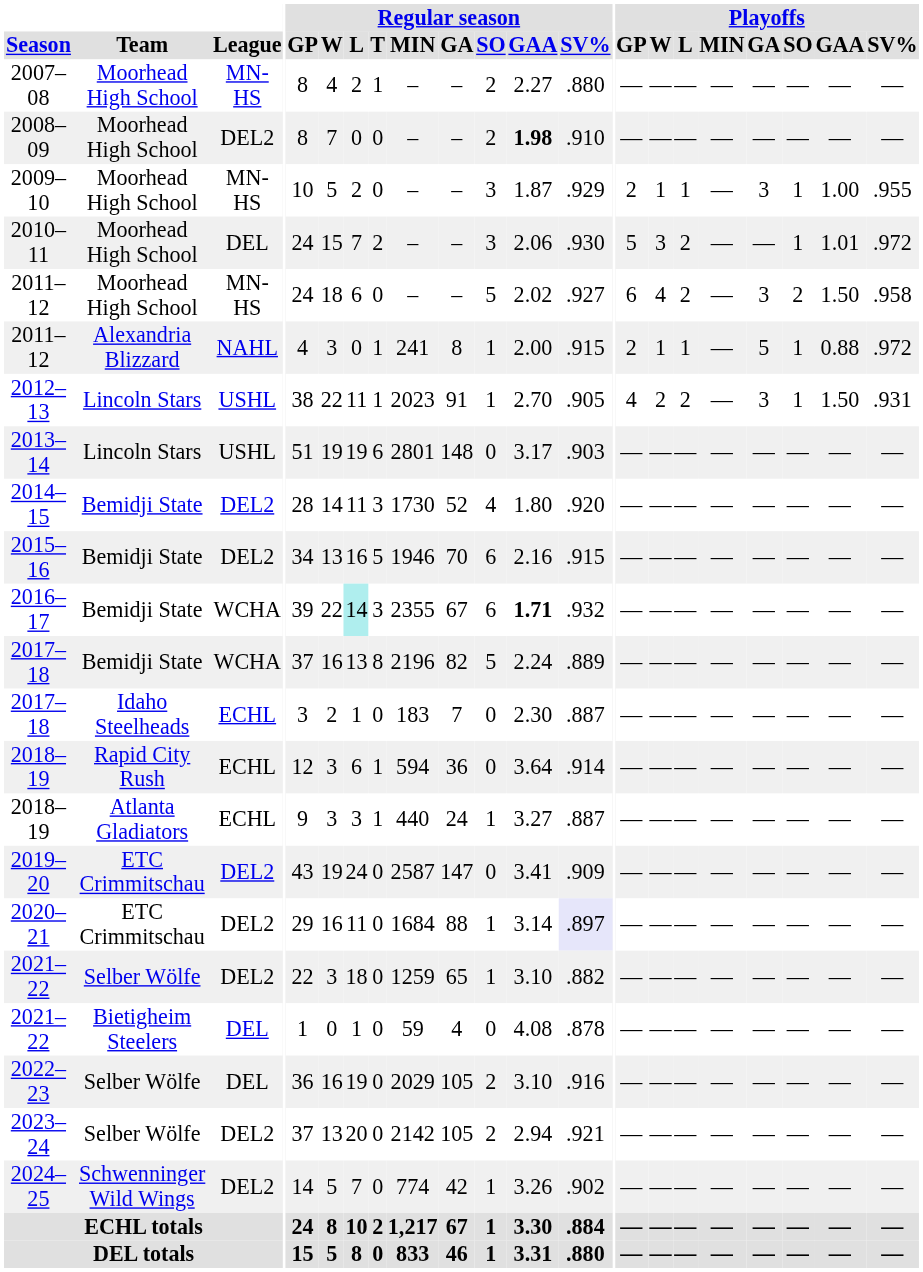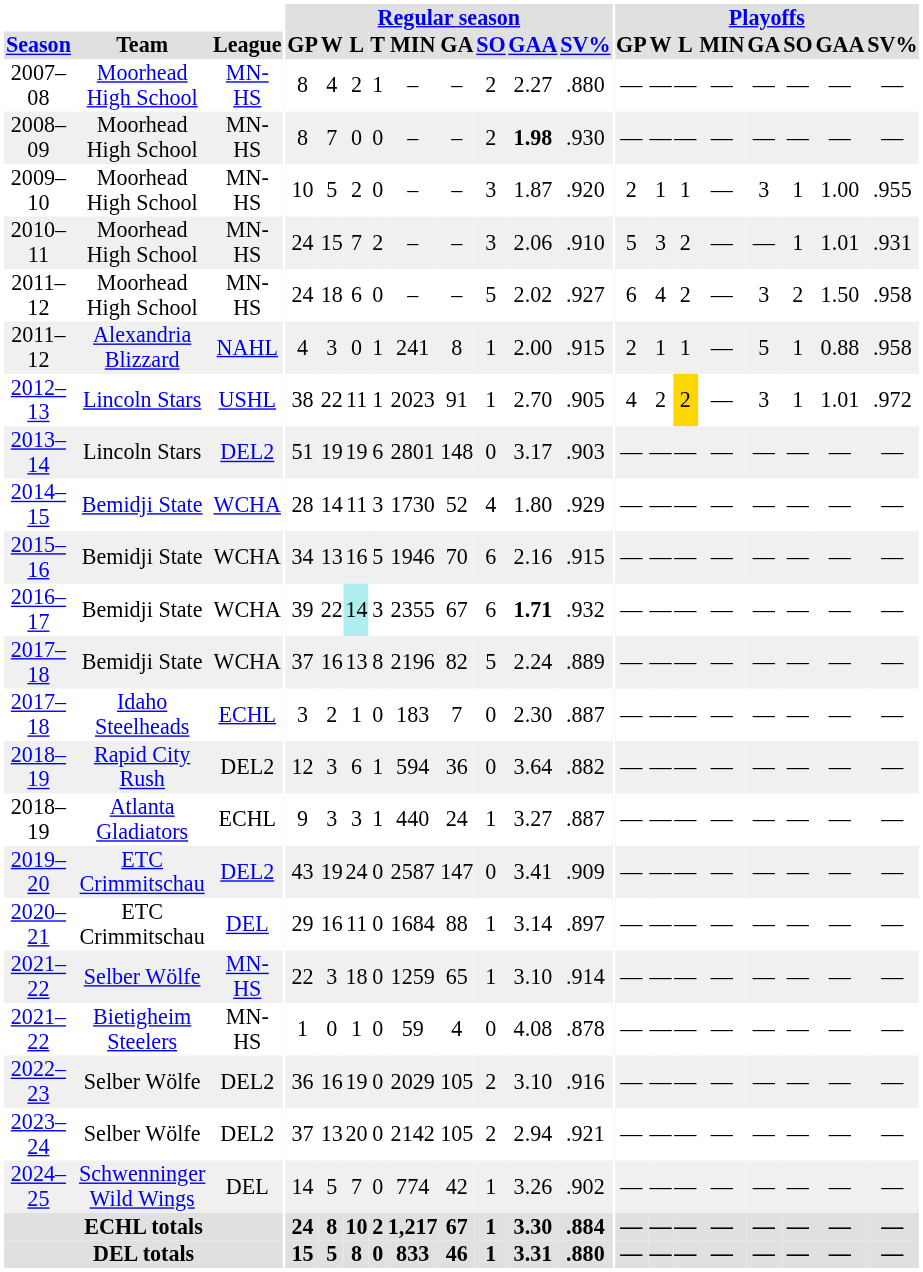(247, 137) DEL2 -> (247, 137) MN-HS
(585, 137) .910 -> (585, 137) .930
(585, 190) .929 -> (585, 190) .920
(247, 242) DEL -> (247, 242) MN-HS
(585, 242) .930 -> (585, 242) .910
(892, 242) .972 -> (892, 242) .931
(892, 347) .972 -> (892, 347) .958
(685, 399) no background -> (685, 399) gold background
(840, 399) 1.50 -> (840, 399) 1.01
(892, 399) .931 -> (892, 399) .972
(247, 452) USHL -> (247, 452) DEL2
(247, 504) DEL2 -> (247, 504) WCHA
(585, 504) .920 -> (585, 504) .929
(247, 557) DEL2 -> (247, 557) WCHA
(247, 766) ECHL -> (247, 766) DEL2
(585, 766) .914 -> (585, 766) .882
(247, 924) DEL2 -> (247, 924) DEL
(585, 924) lavender background -> (585, 924) no background
(247, 976) DEL2 -> (247, 976) MN-HS
(585, 976) .882 -> (585, 976) .914
(247, 1029) DEL -> (247, 1029) MN-HS
(247, 1081) DEL -> (247, 1081) DEL2
(247, 1186) DEL2 -> (247, 1186) DEL
